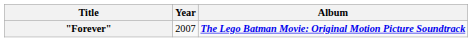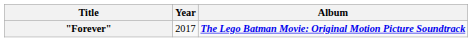(185, 28) 2007 -> (185, 28) 2017
